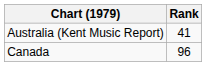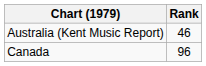(184, 33) 41 -> (184, 33) 46
